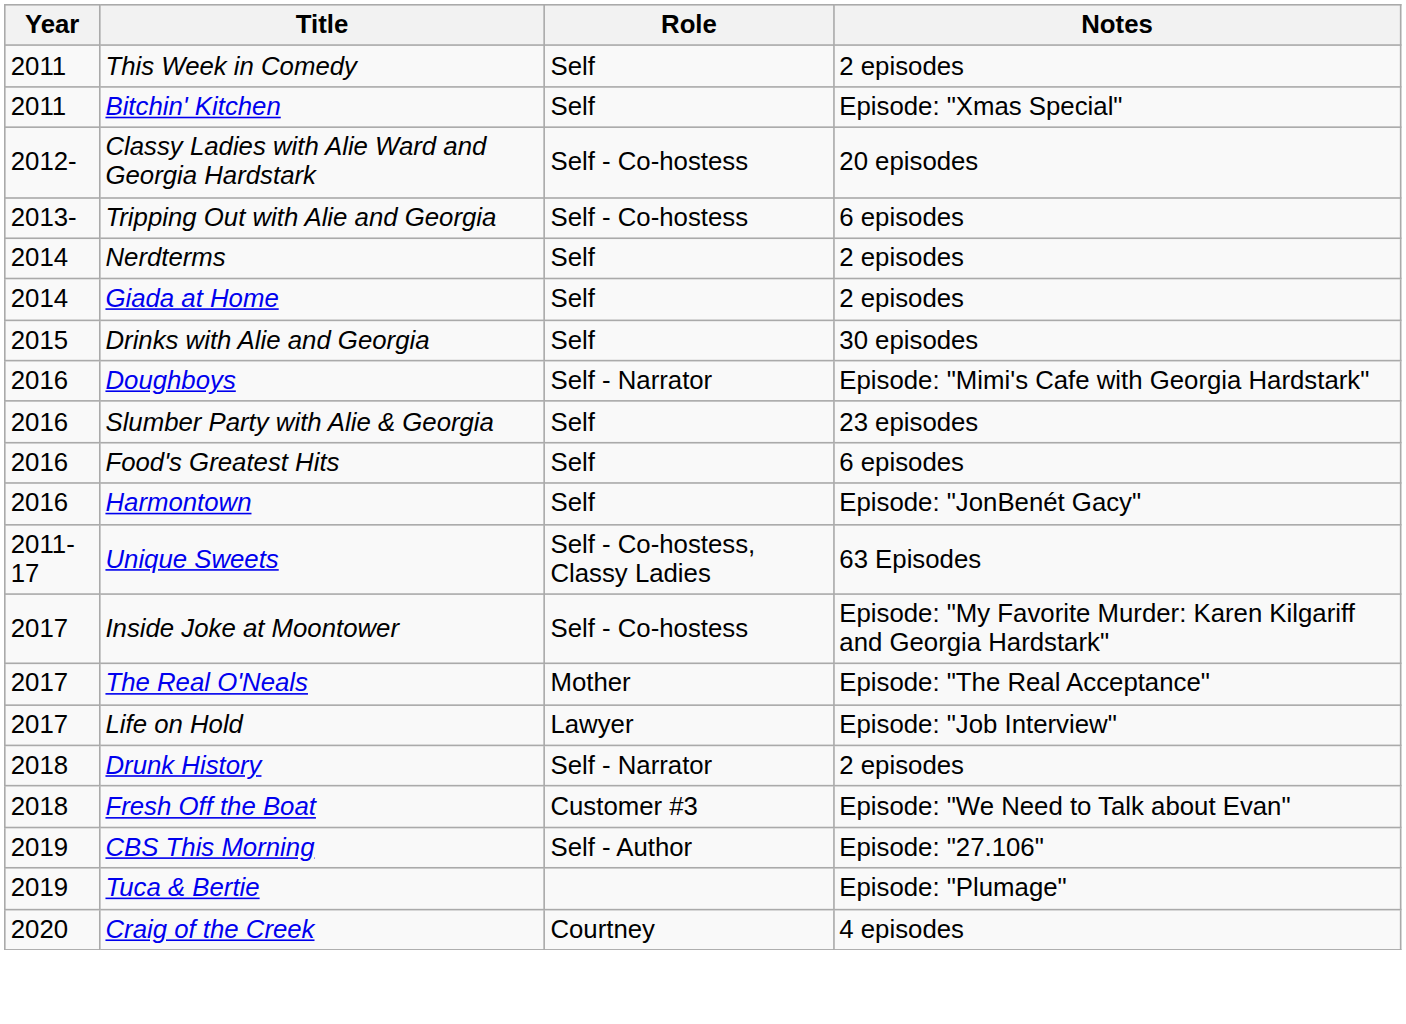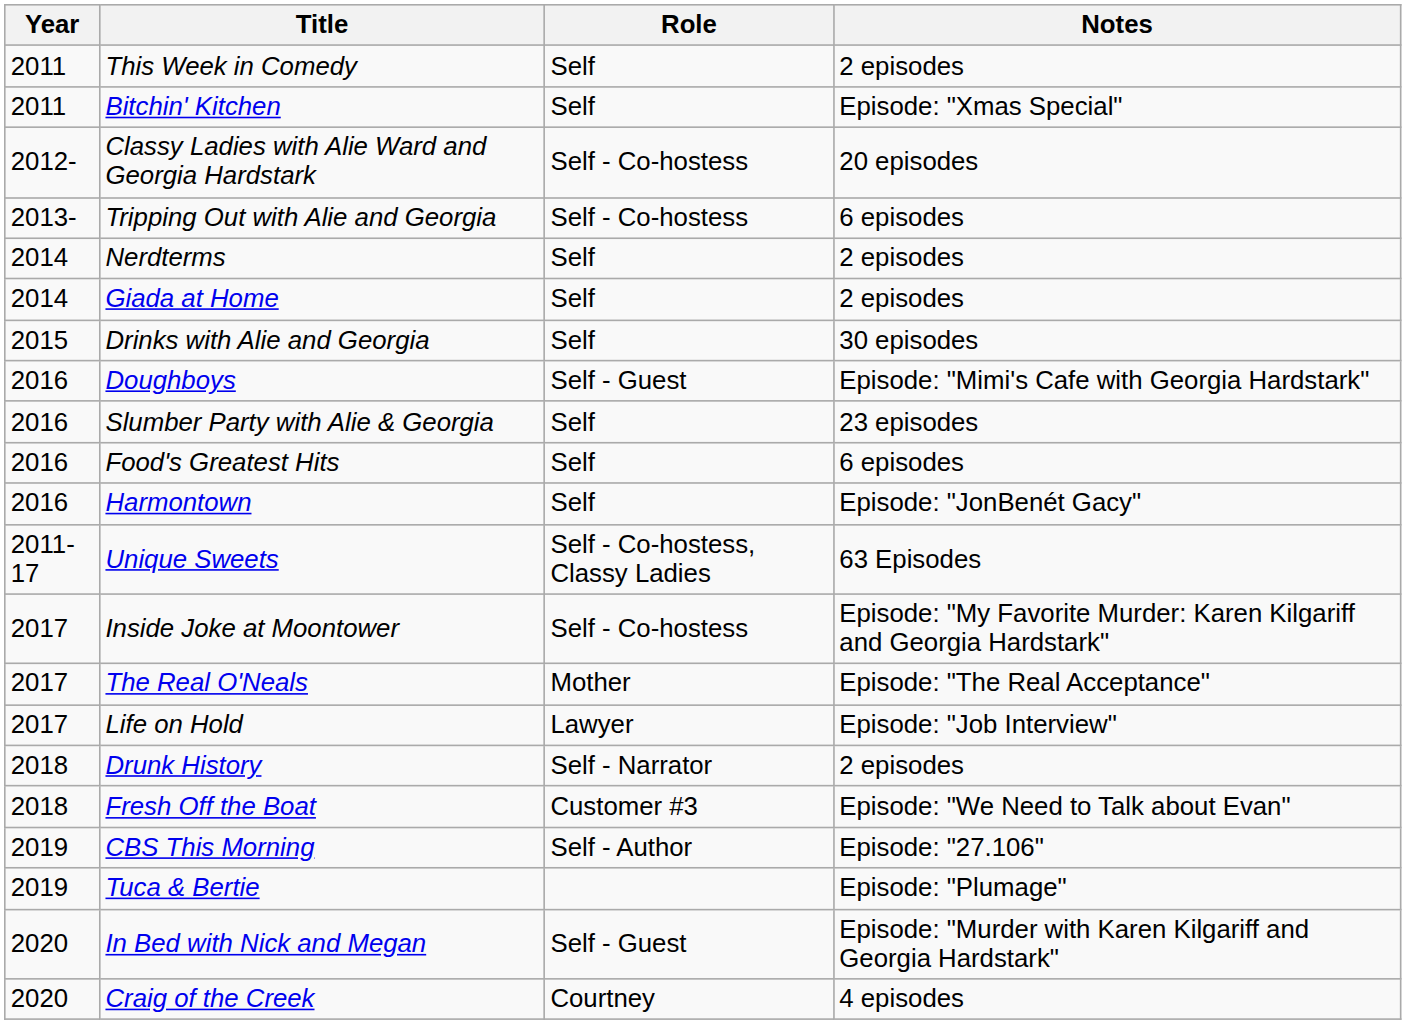(631, 380) Self - Narrator -> (618, 380) Self - Guest
+ row: (266, 943)
